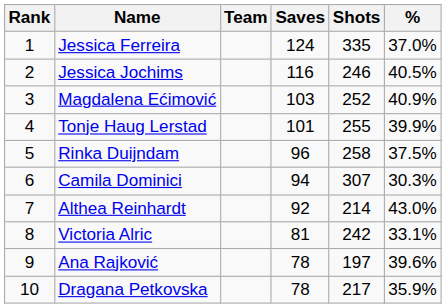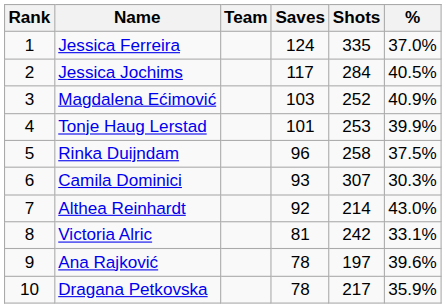(300, 72) 116 -> (300, 72) 117
(357, 72) 246 -> (357, 72) 284
(357, 126) 255 -> (357, 126) 253
(300, 180) 94 -> (300, 180) 93
